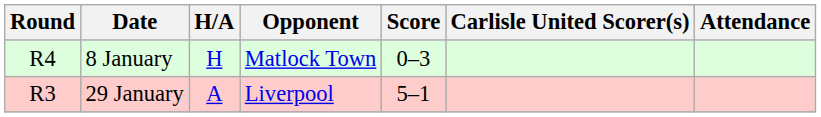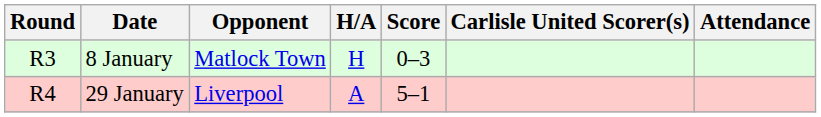columns swapped: (311, 22) <-> (214, 22)
(42, 58) R4 -> (42, 58) R3
(42, 93) R3 -> (42, 93) R4
